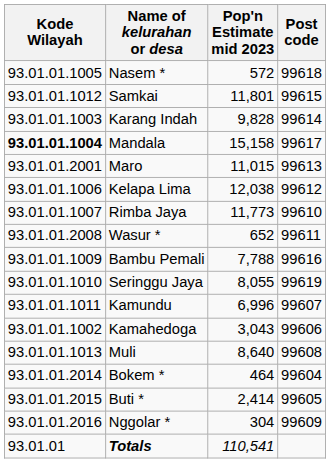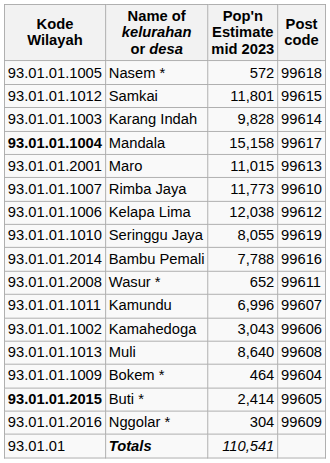rows swapped: (150, 189) <-> (148, 212)
rows swapped: (135, 236) <-> (156, 282)
(55, 259) 93.01.01.1009 -> (55, 259) 93.01.01.2014
(55, 376) 93.01.01.2014 -> (55, 376) 93.01.01.1009
(55, 399) normal -> (55, 399) bold
